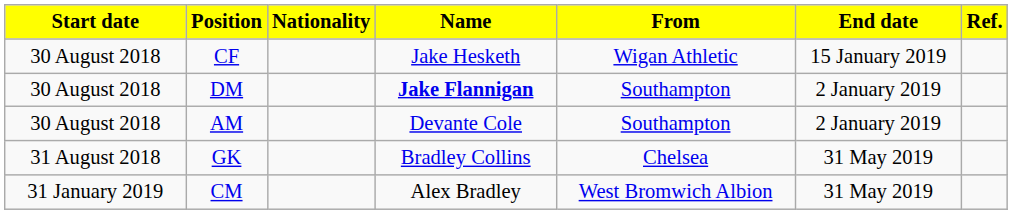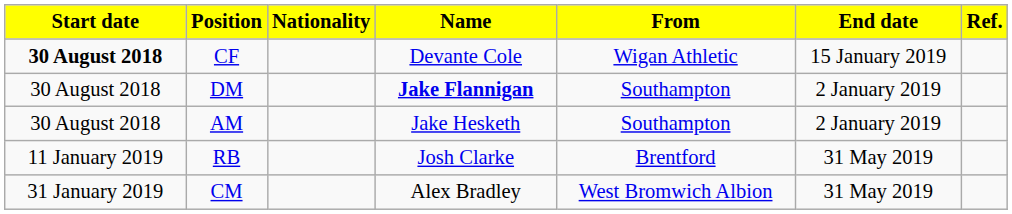(95, 55) normal -> (95, 55) bold
(466, 55) Jake Hesketh -> (466, 55) Devante Cole
(466, 123) Devante Cole -> (466, 123) Jake Hesketh
- row: (227, 157)
+ row: (227, 157)
